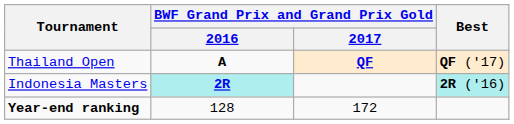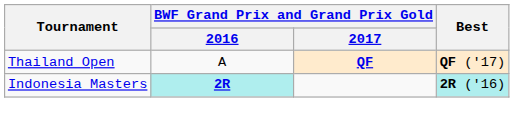(222, 62) bold -> (222, 62) normal
- row: (74, 108)
